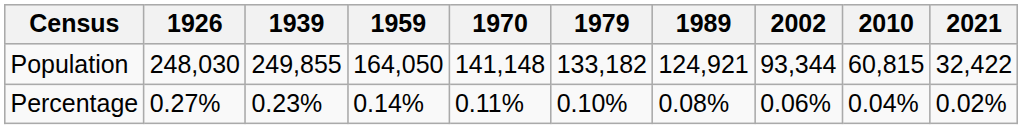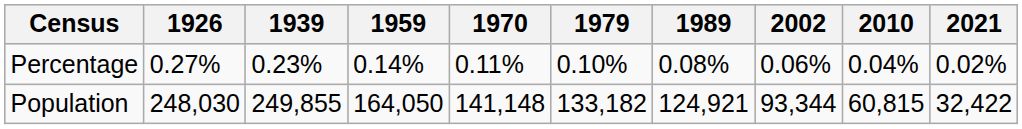rows swapped: (70, 63) <-> (74, 103)
